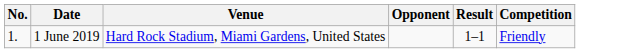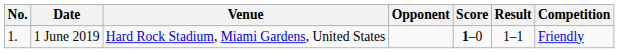+ column: (472, 15)
